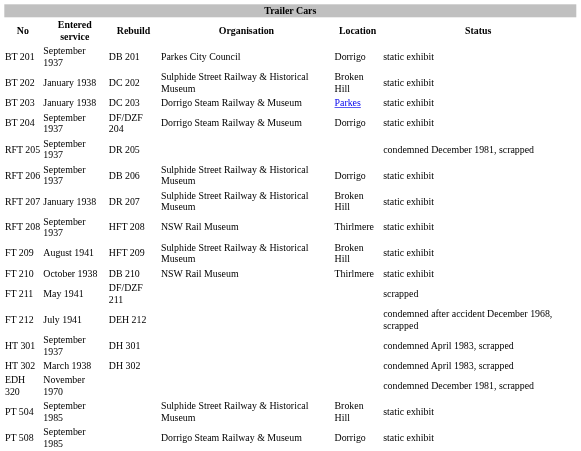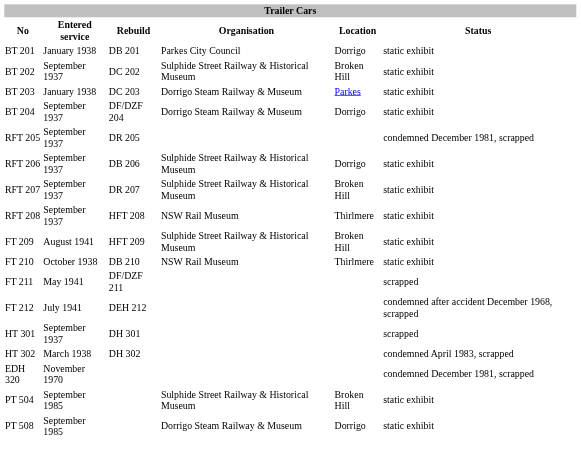(64, 57) September 1937 -> (70, 51) January 1938
(70, 83) January 1938 -> (64, 71) September 1937
(70, 201) January 1938 -> (64, 189) September 1937
(448, 345) condemned April 1983, scrapped -> (401, 334) scrapped
